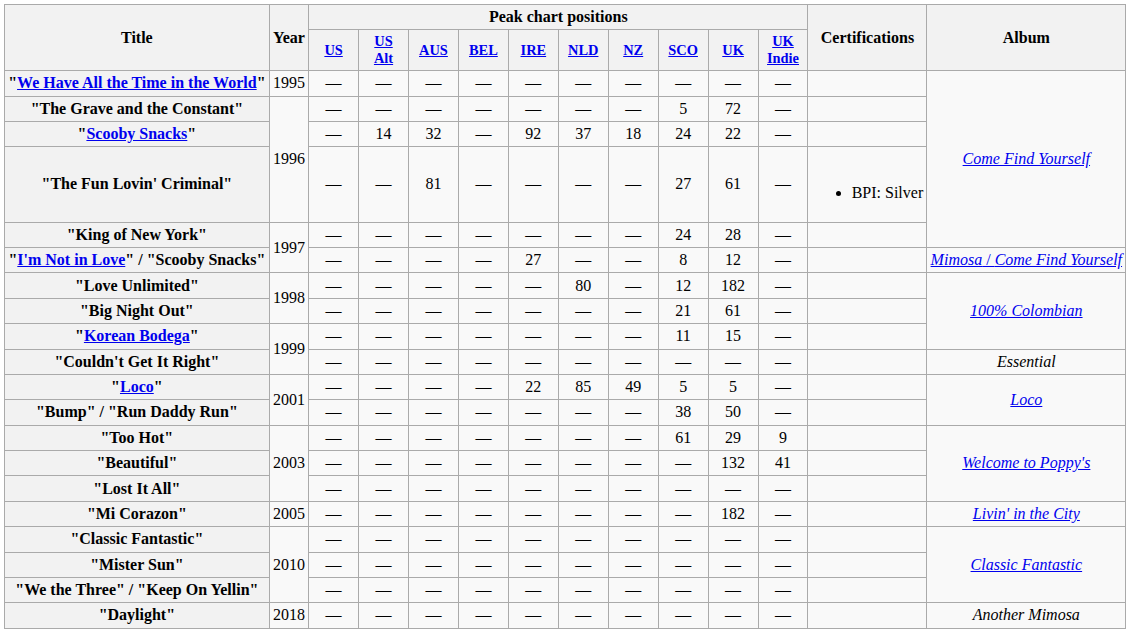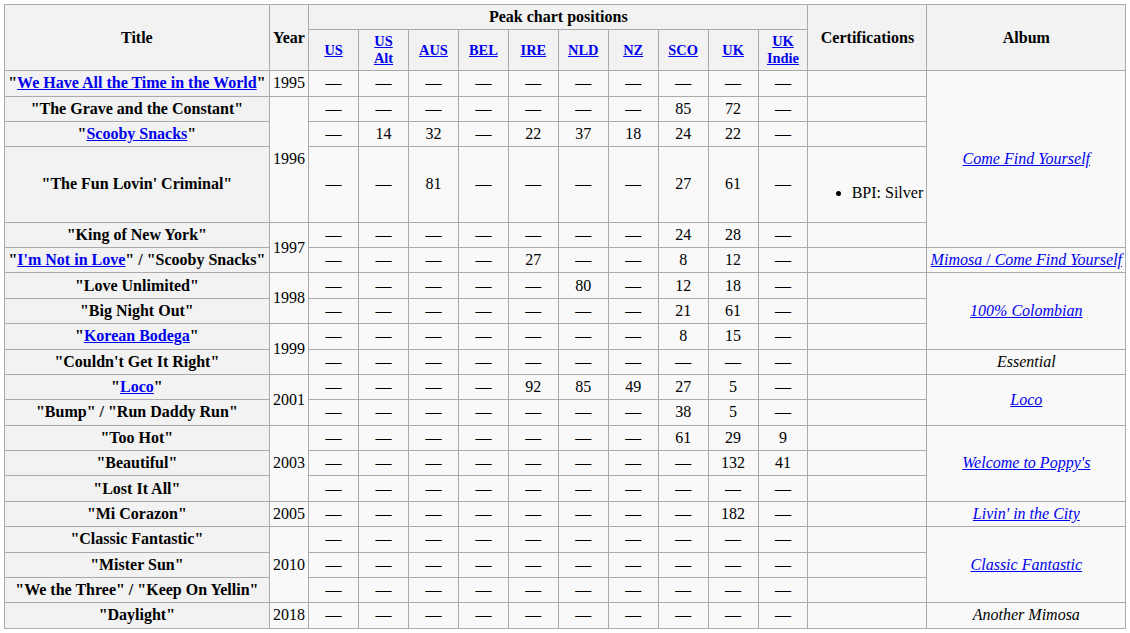(683, 108) 5 -> (683, 108) 85
(533, 134) 92 -> (533, 134) 22
(733, 285) 182 -> (733, 285) 18
(683, 336) 11 -> (683, 336) 8
(533, 387) 22 -> (533, 387) 92
(683, 387) 5 -> (683, 387) 27
(733, 412) 50 -> (733, 412) 5
